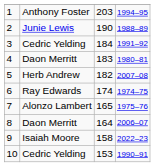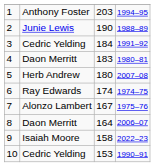(105, 75) 182 -> (105, 75) 180
(105, 106) 165 -> (105, 106) 167
